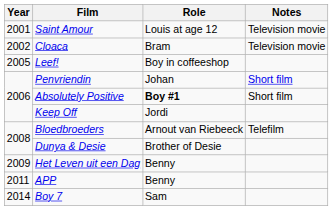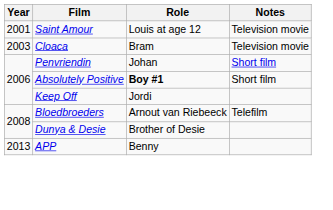(19, 46) 2002 -> (19, 46) 2003
- row: (47, 63)
- row: (88, 163)
(18, 180) 2011 -> (19, 146) 2013
- row: (49, 197)
